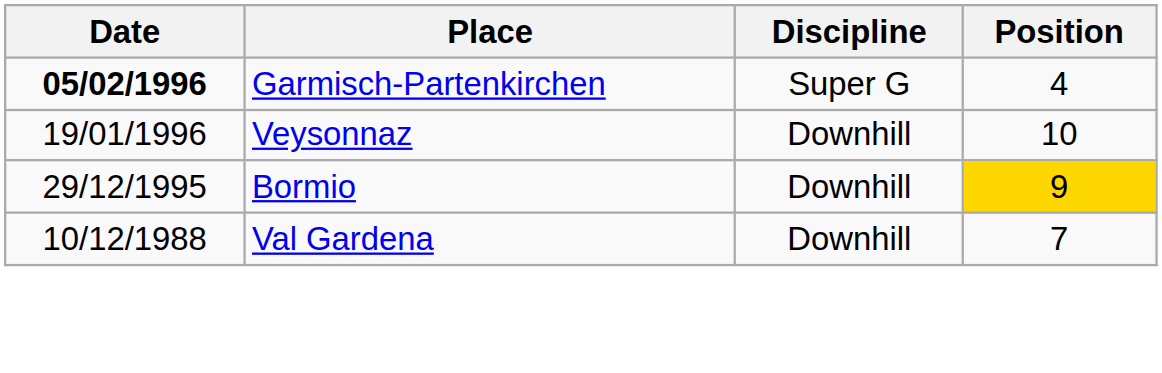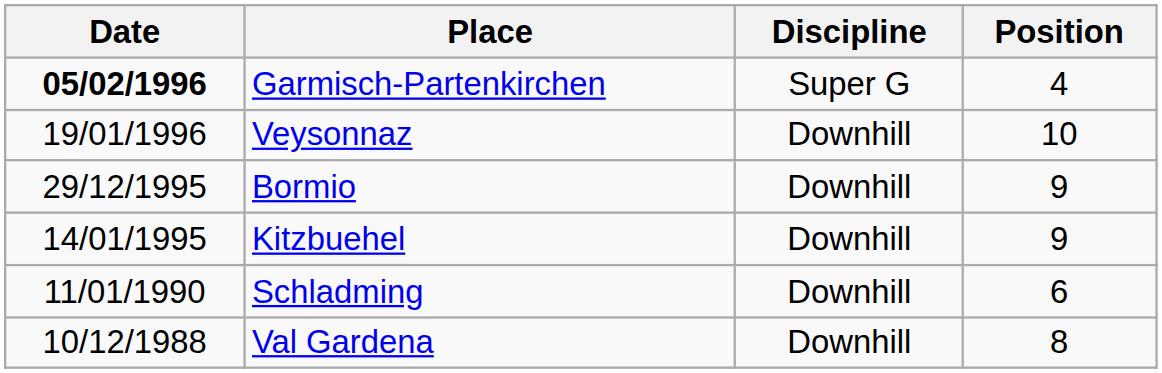(1059, 187) gold background -> (1059, 187) no background
+ row: (329, 239)
+ row: (338, 291)
(1059, 239) 7 -> (1059, 343) 8
